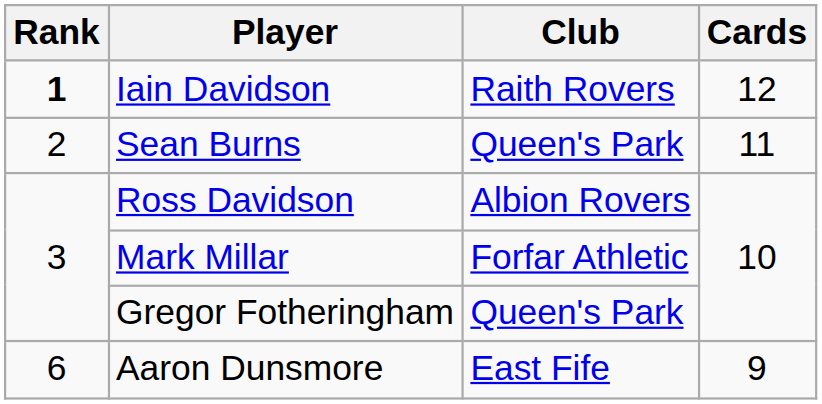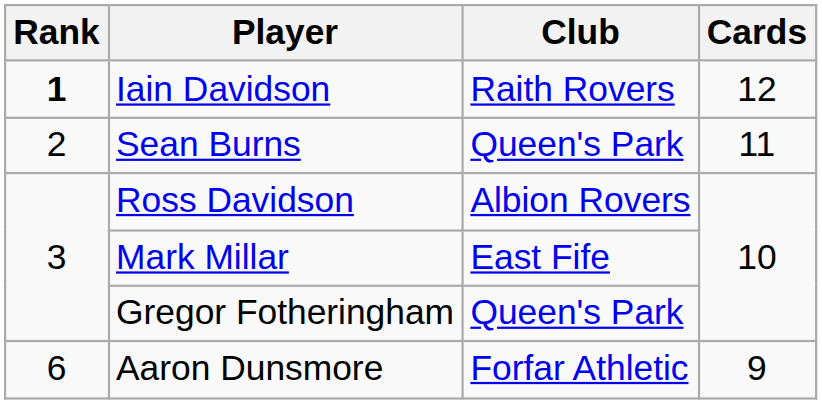(579, 256) Forfar Athletic -> (540, 256) East Fife
(540, 369) East Fife -> (579, 369) Forfar Athletic
